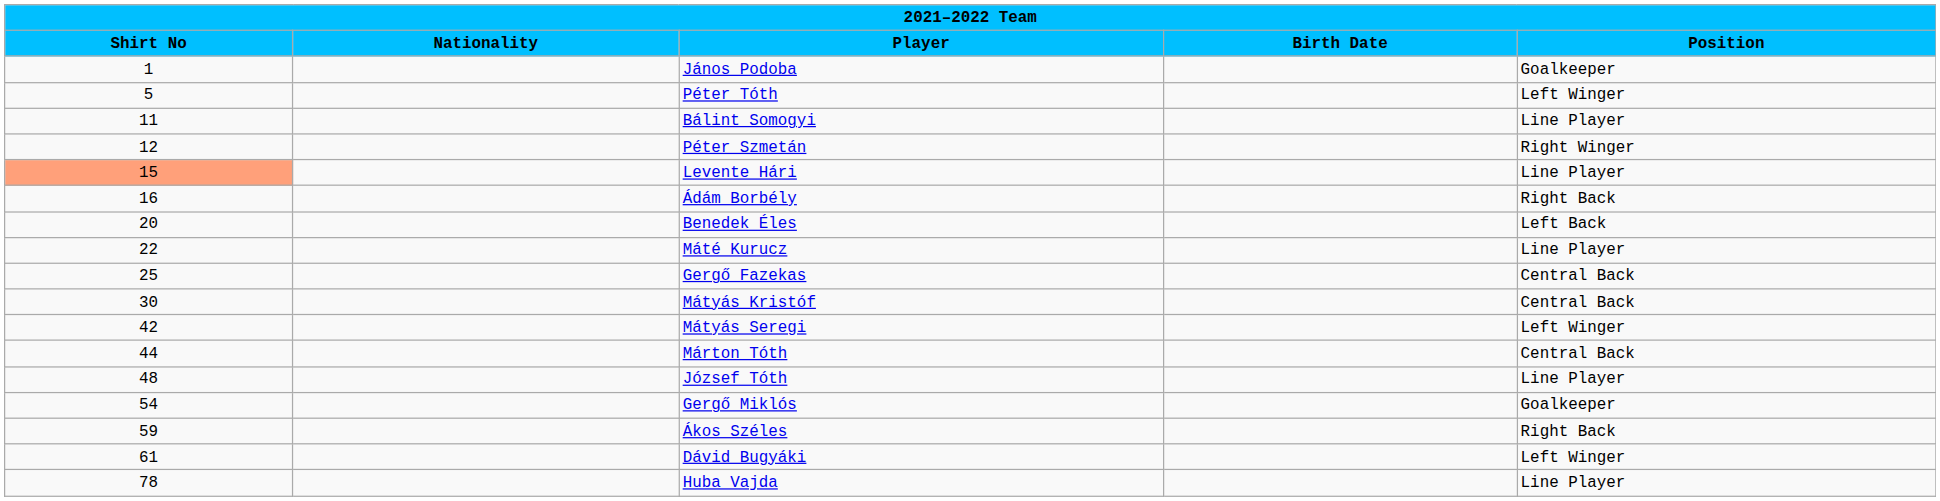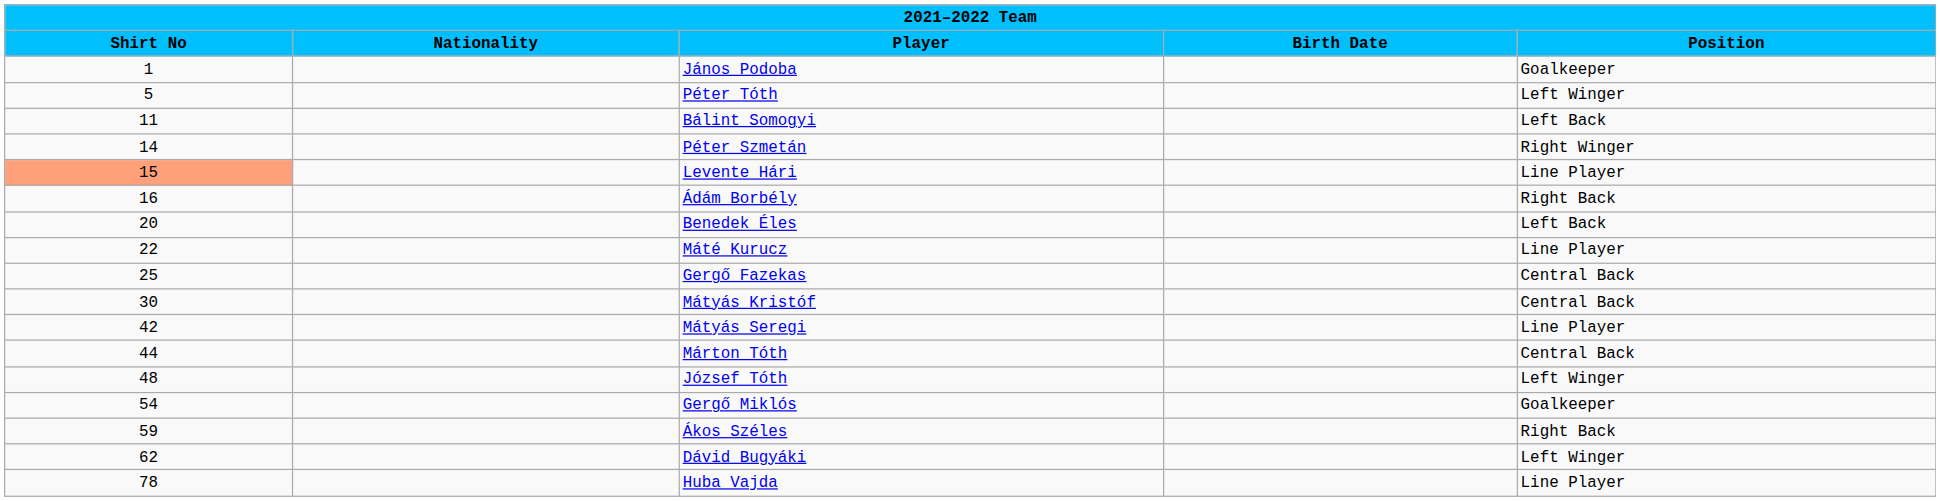(1573, 121) Line Player -> (1563, 121) Left Back
(149, 147) 12 -> (149, 147) 14
(1573, 328) Left Winger -> (1573, 328) Line Player
(1573, 379) Line Player -> (1573, 379) Left Winger
(149, 457) 61 -> (149, 457) 62
